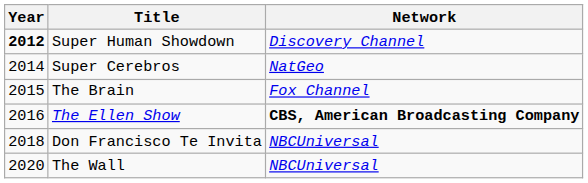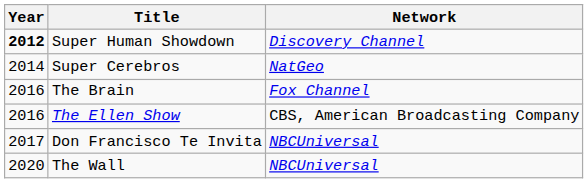(26, 91) 2015 -> (26, 91) 2016
(424, 116) bold -> (424, 116) normal
(26, 141) 2018 -> (26, 141) 2017
